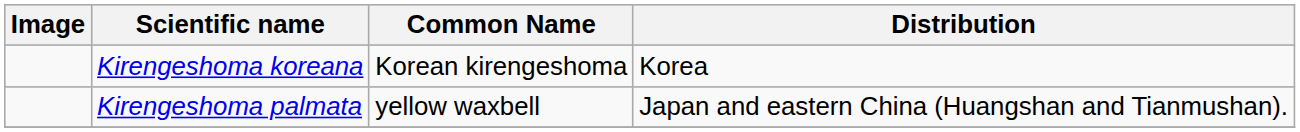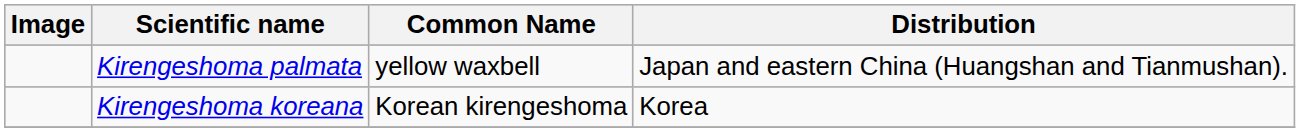rows swapped: (230, 65) <-> (230, 106)
